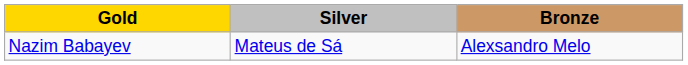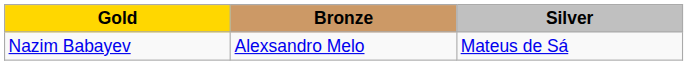columns swapped: (344, 18) <-> (570, 18)
